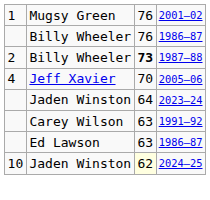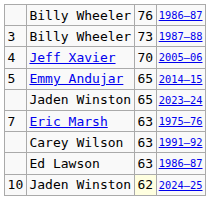- row: (72, 15)
(12, 57) 2 -> (12, 36) 3
(145, 57) bold -> (145, 36) normal
+ row: (76, 79)
(145, 100) 64 -> (145, 100) 65
+ row: (69, 121)
